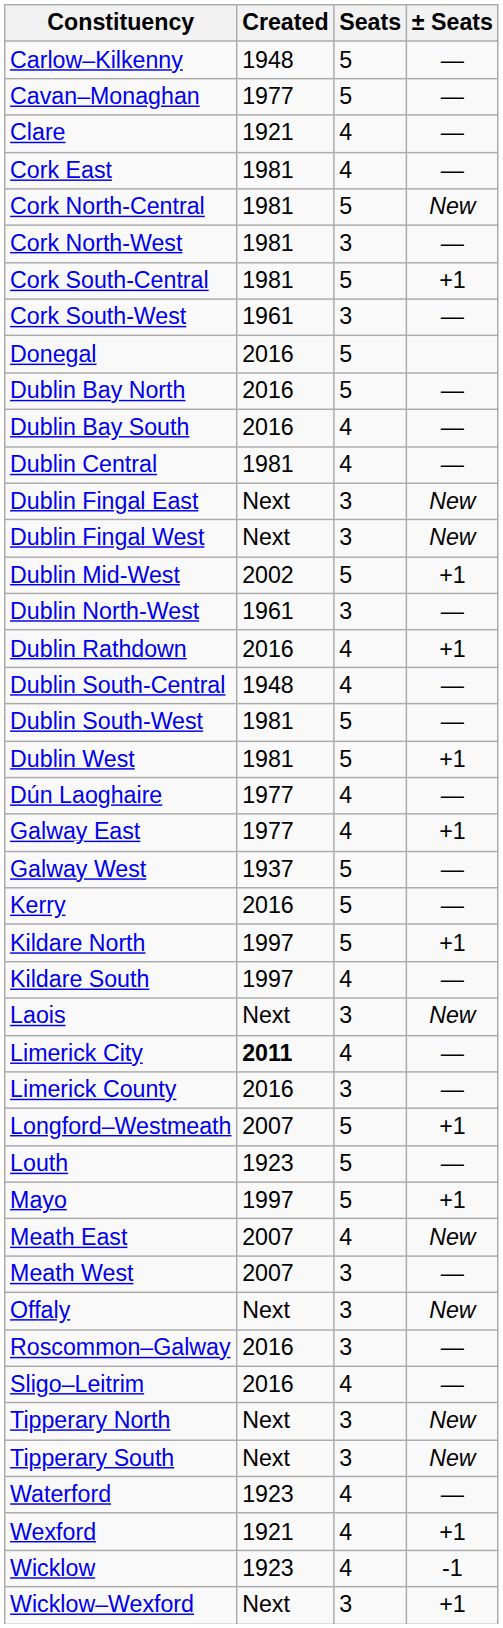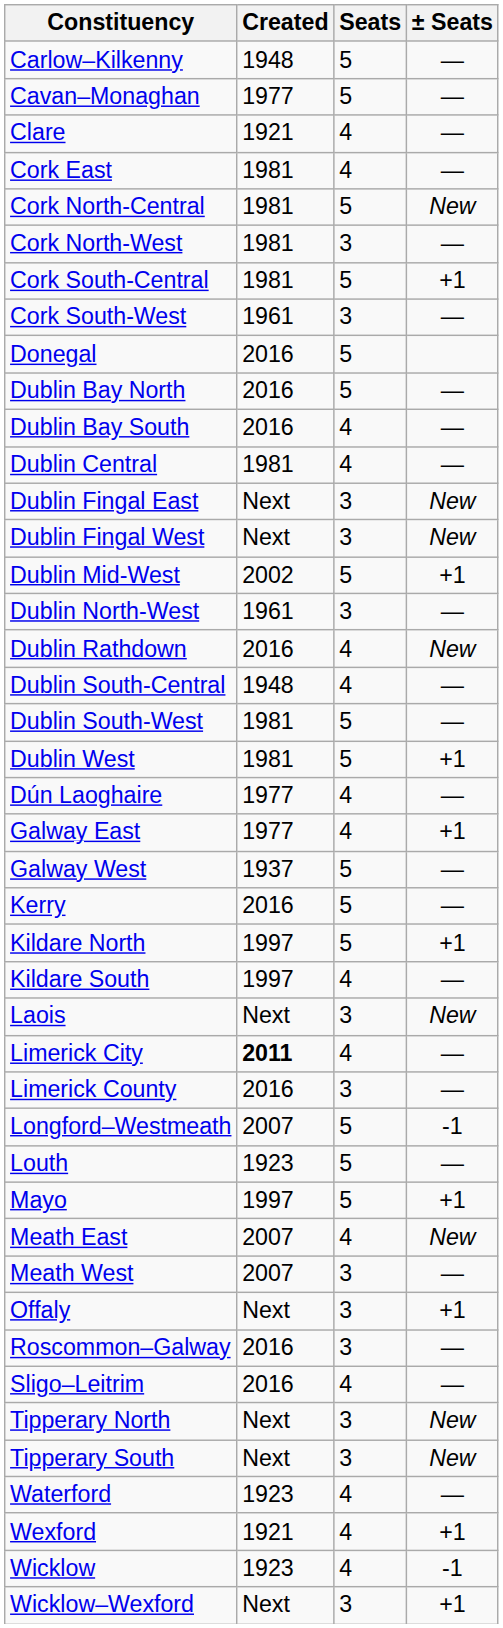(452, 648) +1 -> (452, 648) New
(452, 1126) +1 -> (452, 1126) -1
(452, 1310) New -> (452, 1310) +1
